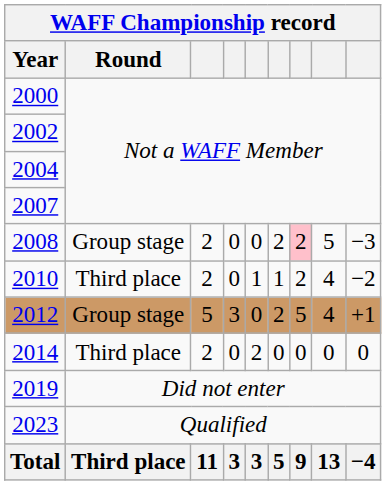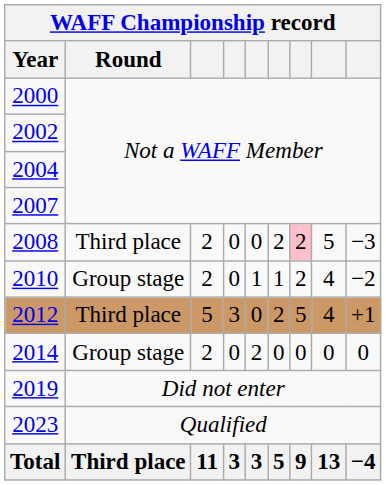(128, 242) Group stage -> (128, 242) Third place
(128, 278) Third place -> (128, 278) Group stage
(128, 315) Group stage -> (128, 315) Third place
(128, 351) Third place -> (128, 351) Group stage
